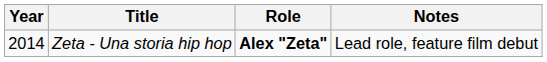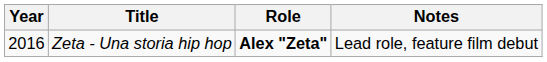(26, 43) 2014 -> (26, 43) 2016
